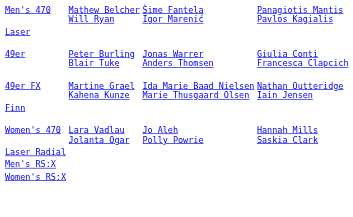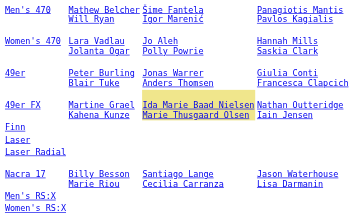rows swapped: (33, 130) <-> (18, 32)
(198, 90) no background -> (198, 110) khaki background
+ row: (25, 174)
